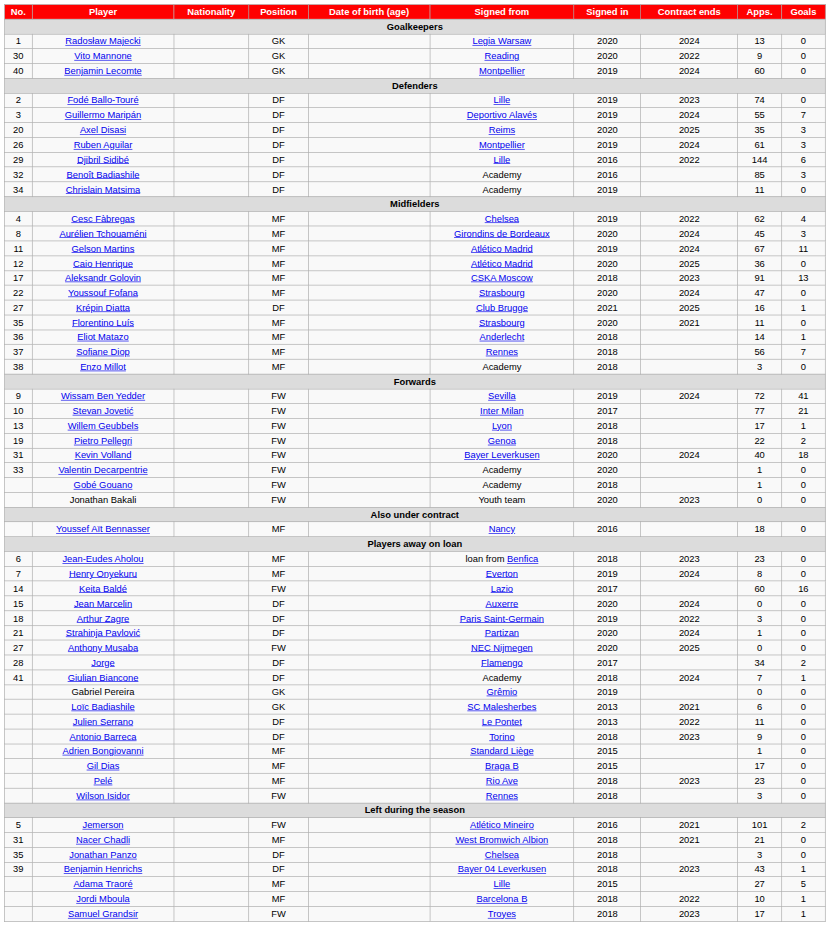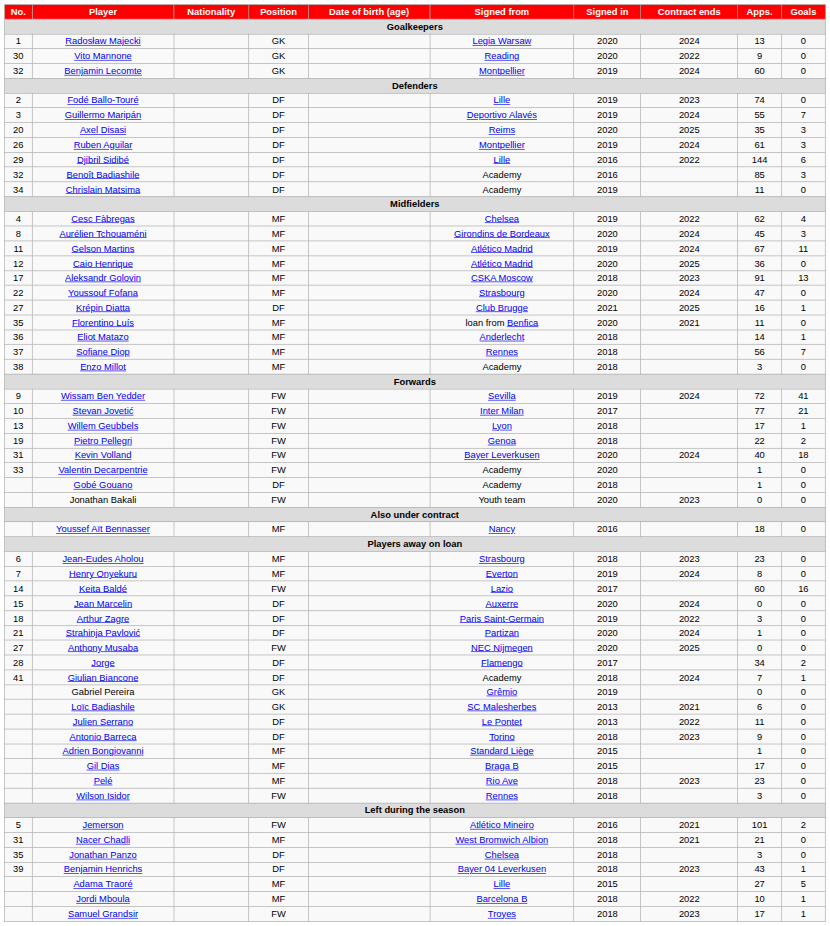(18, 71) 40 -> (18, 71) 32
(502, 323) Strasbourg -> (502, 323) loan from Benfica
(279, 485) FW -> (279, 485) DF
(502, 559) loan from Benfica -> (502, 559) Strasbourg
